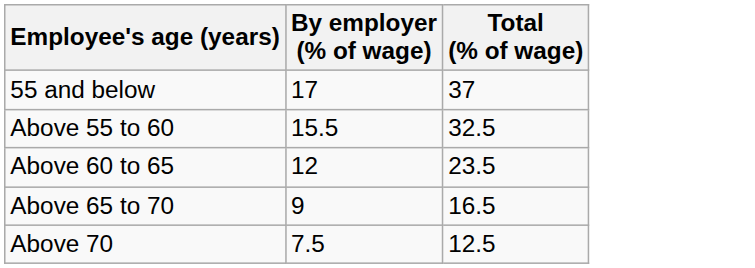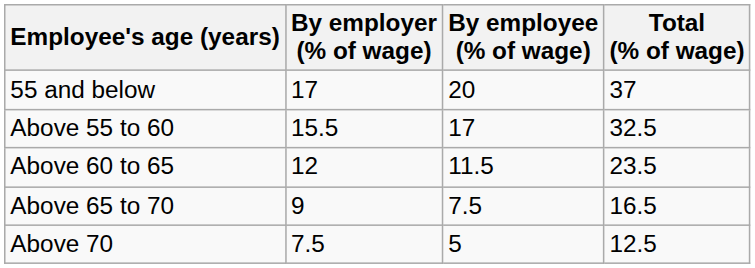+ column: (523, 37)
